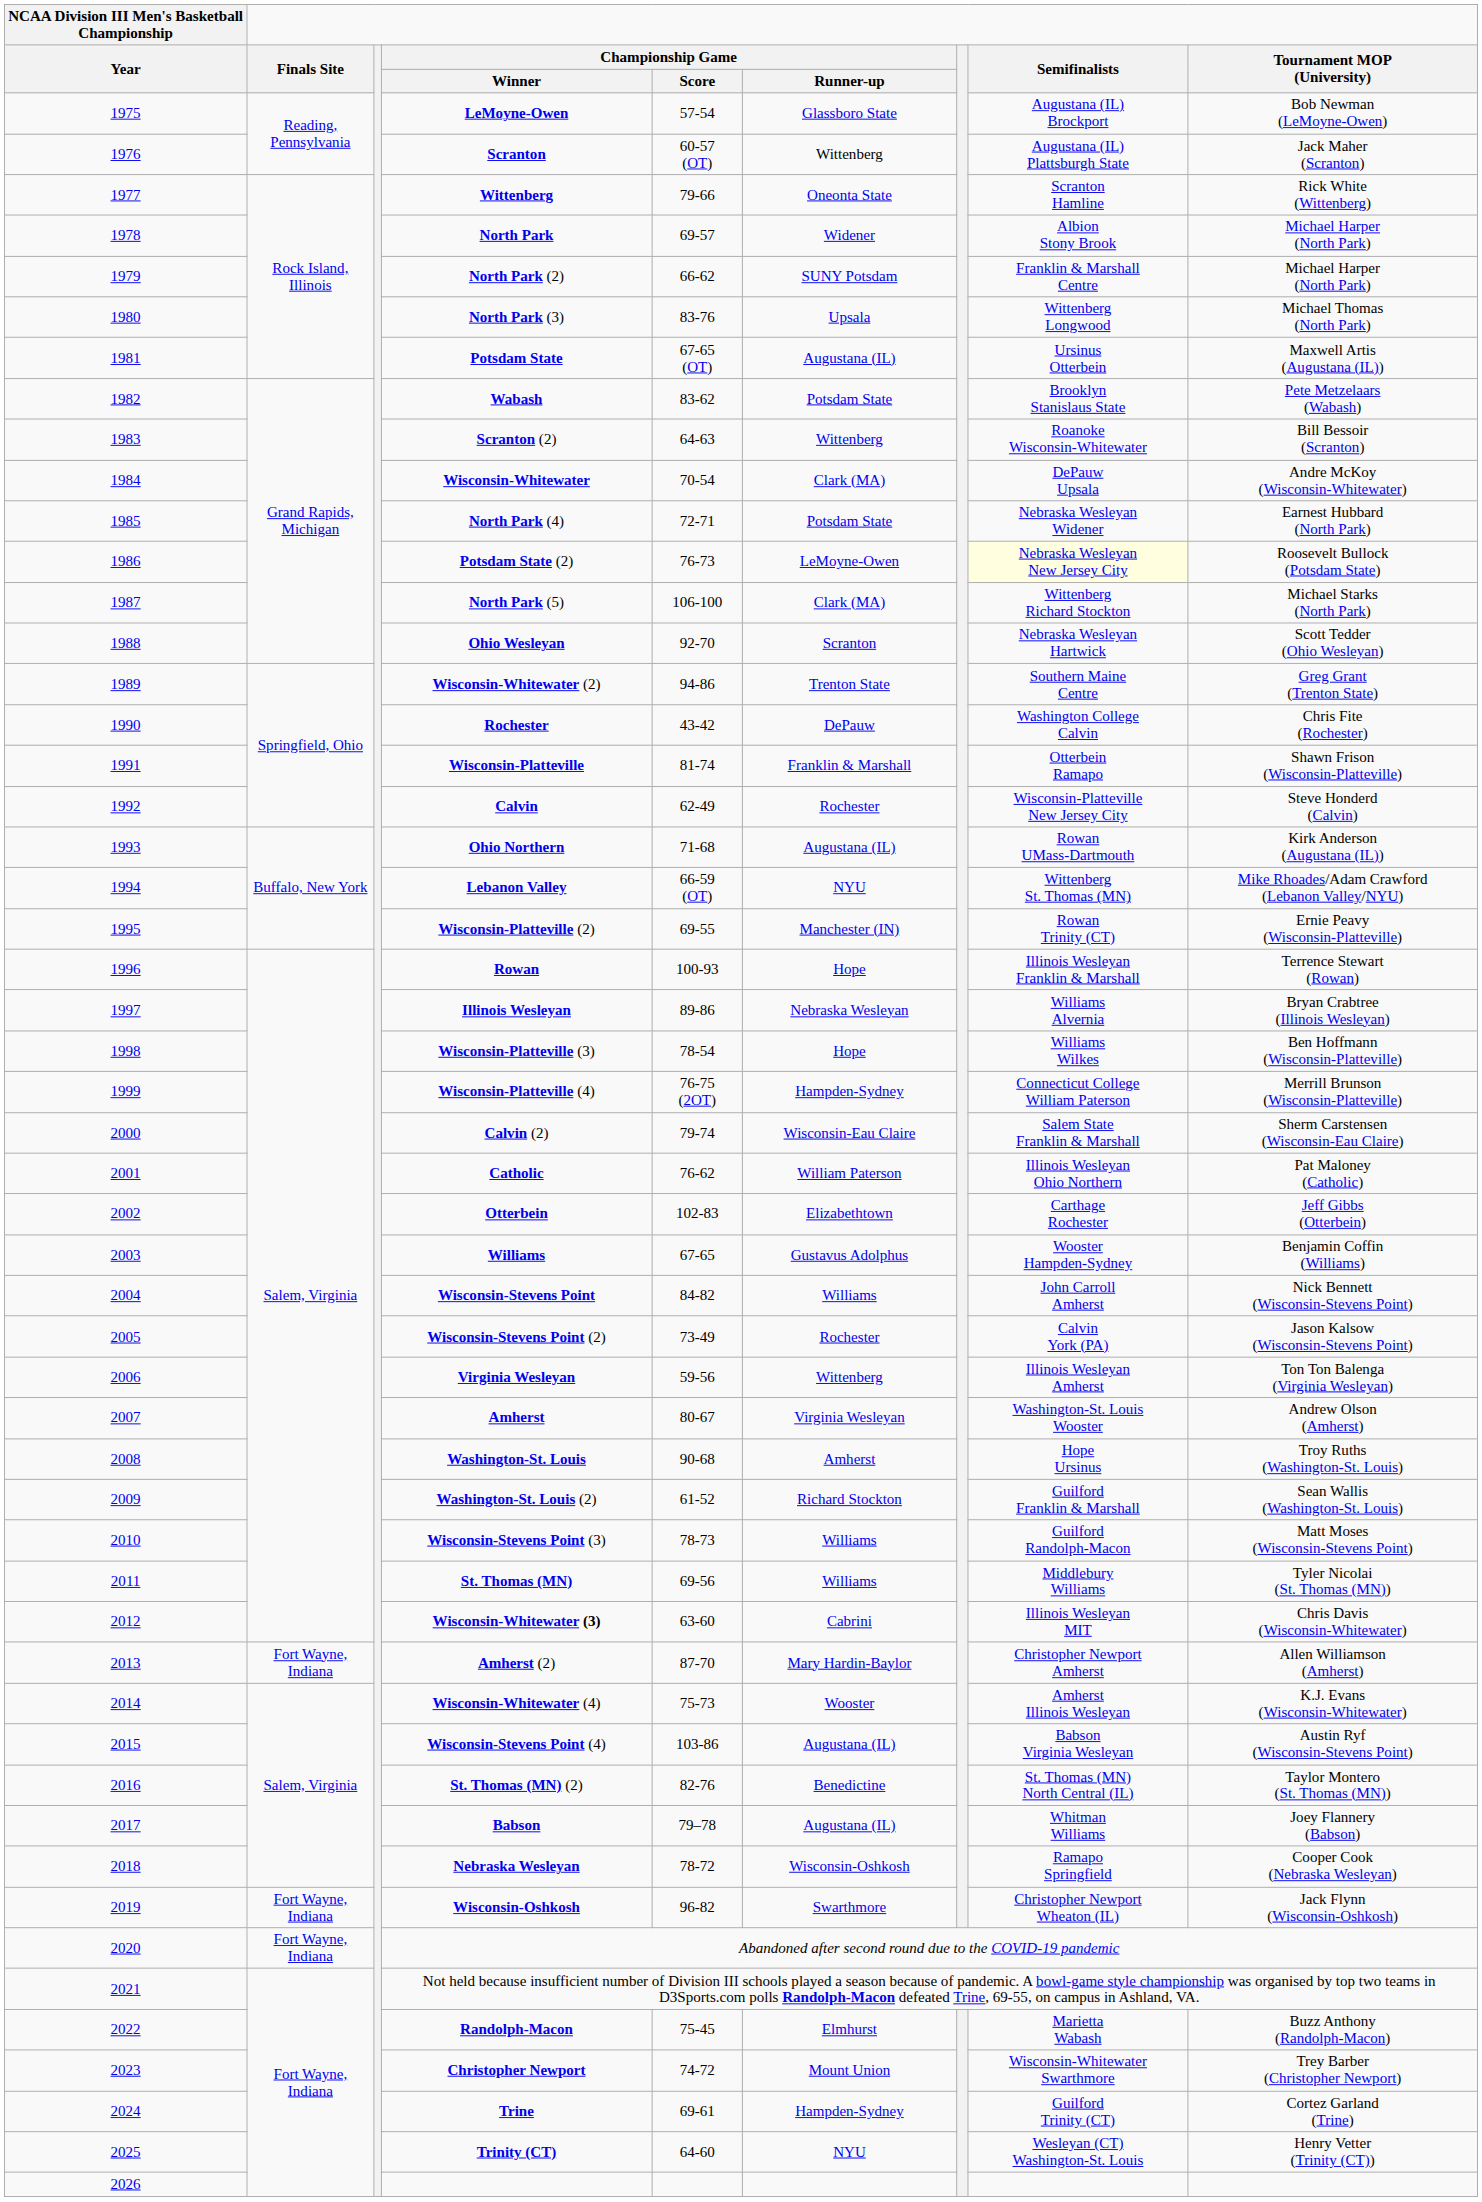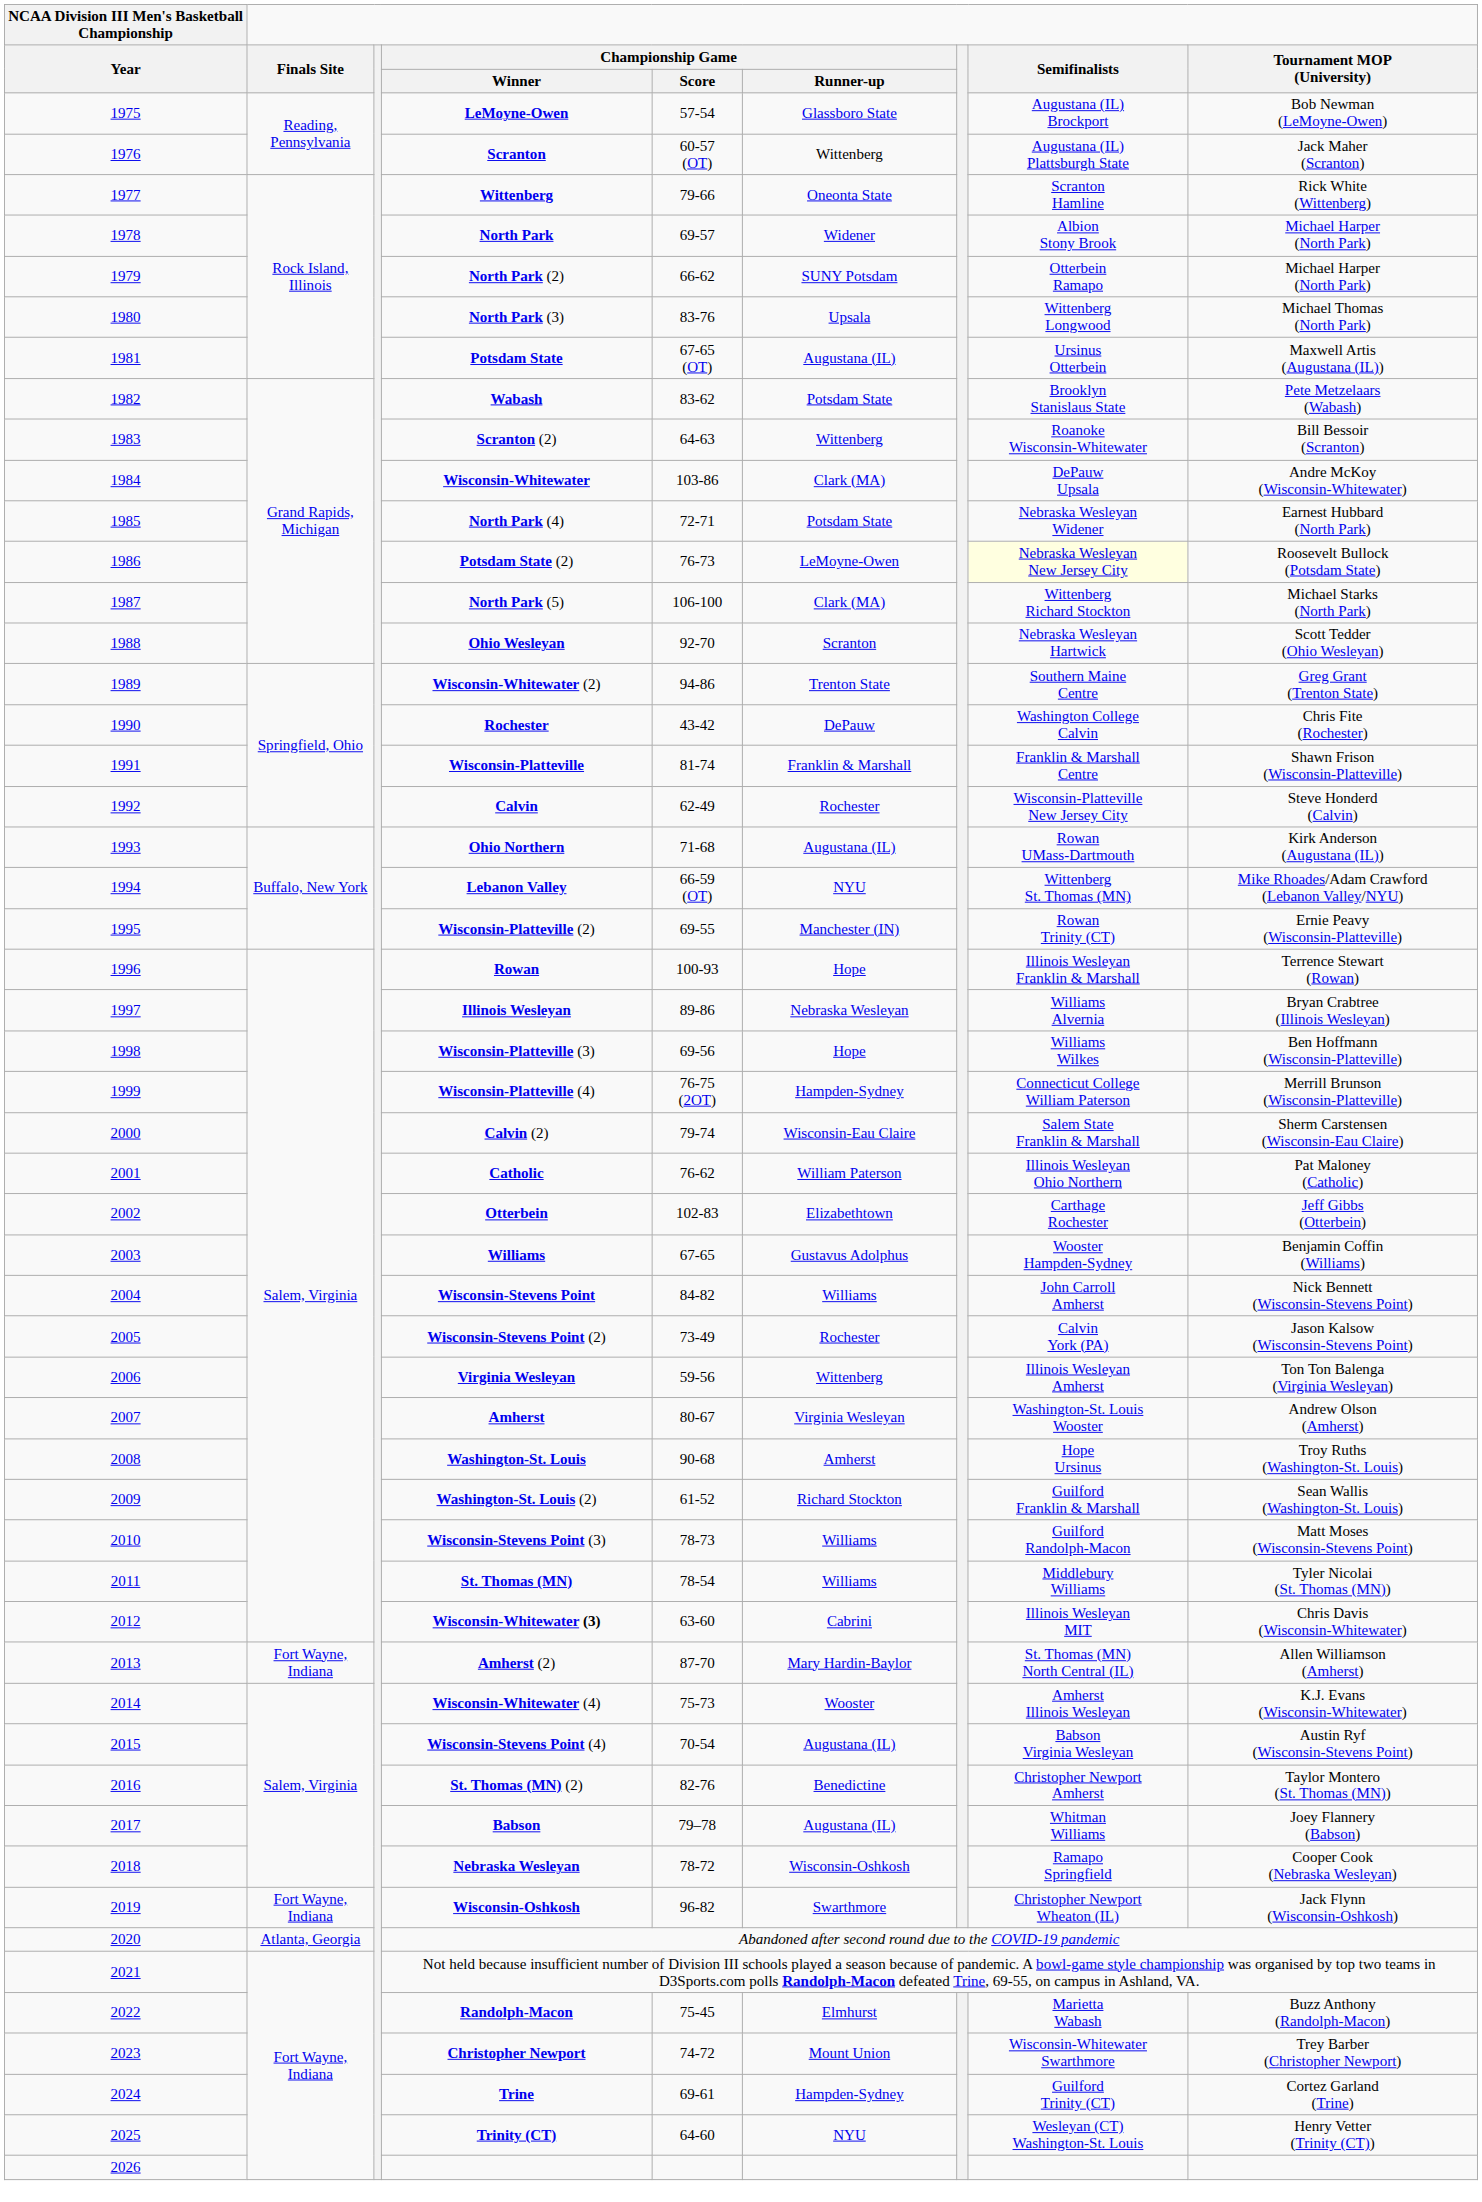(1078, 276) Franklin & Marshall Centre -> (1078, 276) Otterbein Ramapo
(697, 480) 70-54 -> (697, 480) 103-86
(1078, 765) Otterbein Ramapo -> (1078, 765) Franklin & Marshall Centre
(697, 1051) 78-54 -> (697, 1051) 69-56
(697, 1581) 69-56 -> (697, 1581) 78-54
(1078, 1662) Christopher Newport Amherst -> (1078, 1662) St. Thomas (MN) North Central (IL)
(697, 1744) 103-86 -> (697, 1744) 70-54
(1078, 1785) St. Thomas (MN) North Central (IL) -> (1078, 1785) Christopher Newport Amherst
(310, 1948) Fort Wayne, Indiana -> (310, 1939) Atlanta, Georgia
